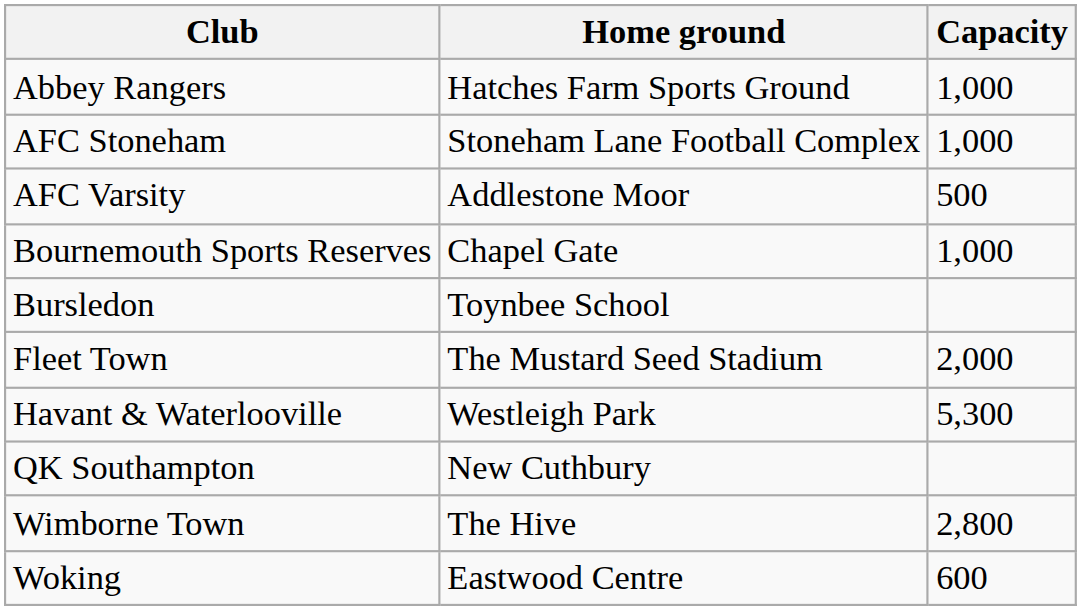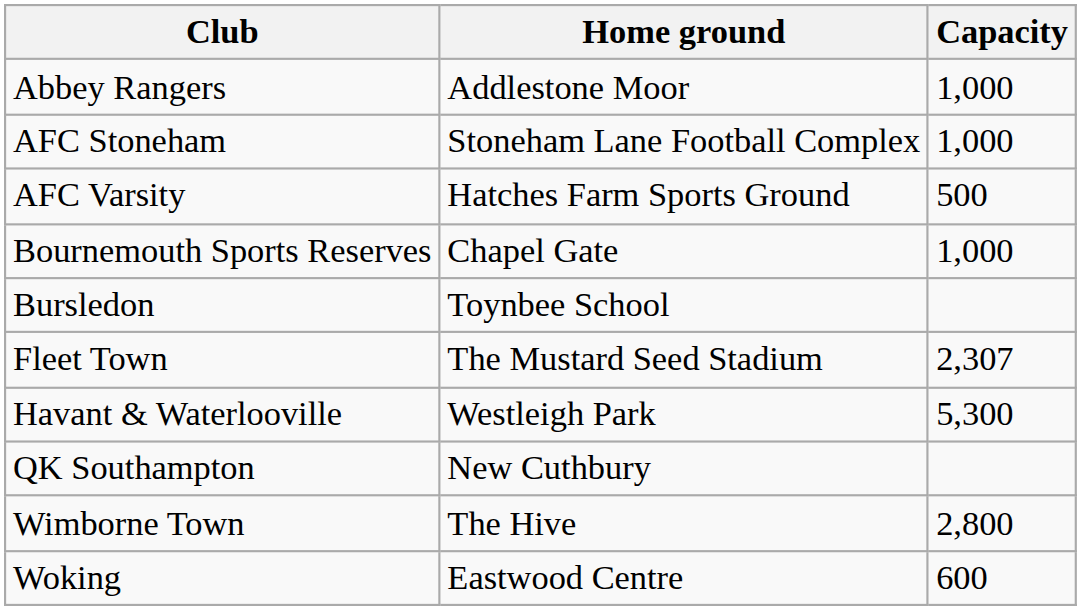(648, 86) Hatches Farm Sports Ground -> (568, 86) Addlestone Moor
(568, 195) Addlestone Moor -> (648, 195) Hatches Farm Sports Ground
(975, 359) 2,000 -> (975, 359) 2,307
